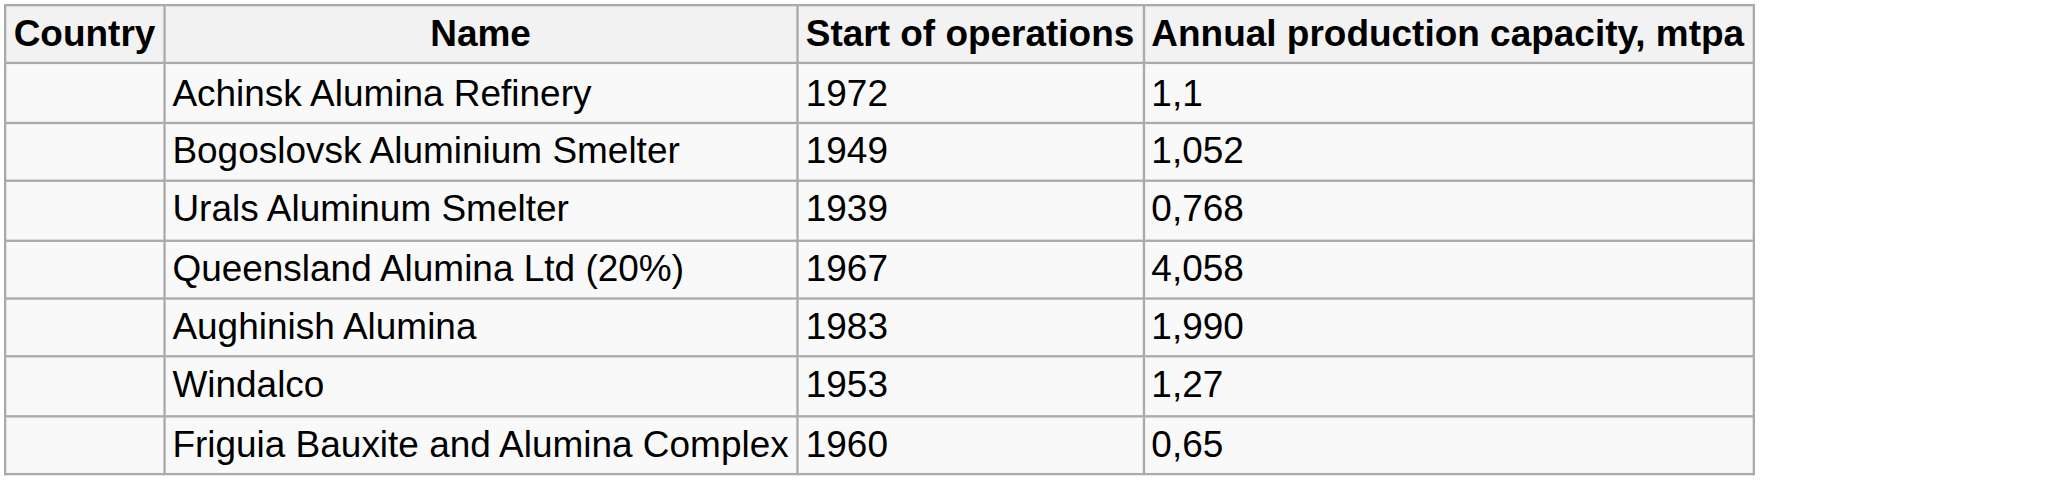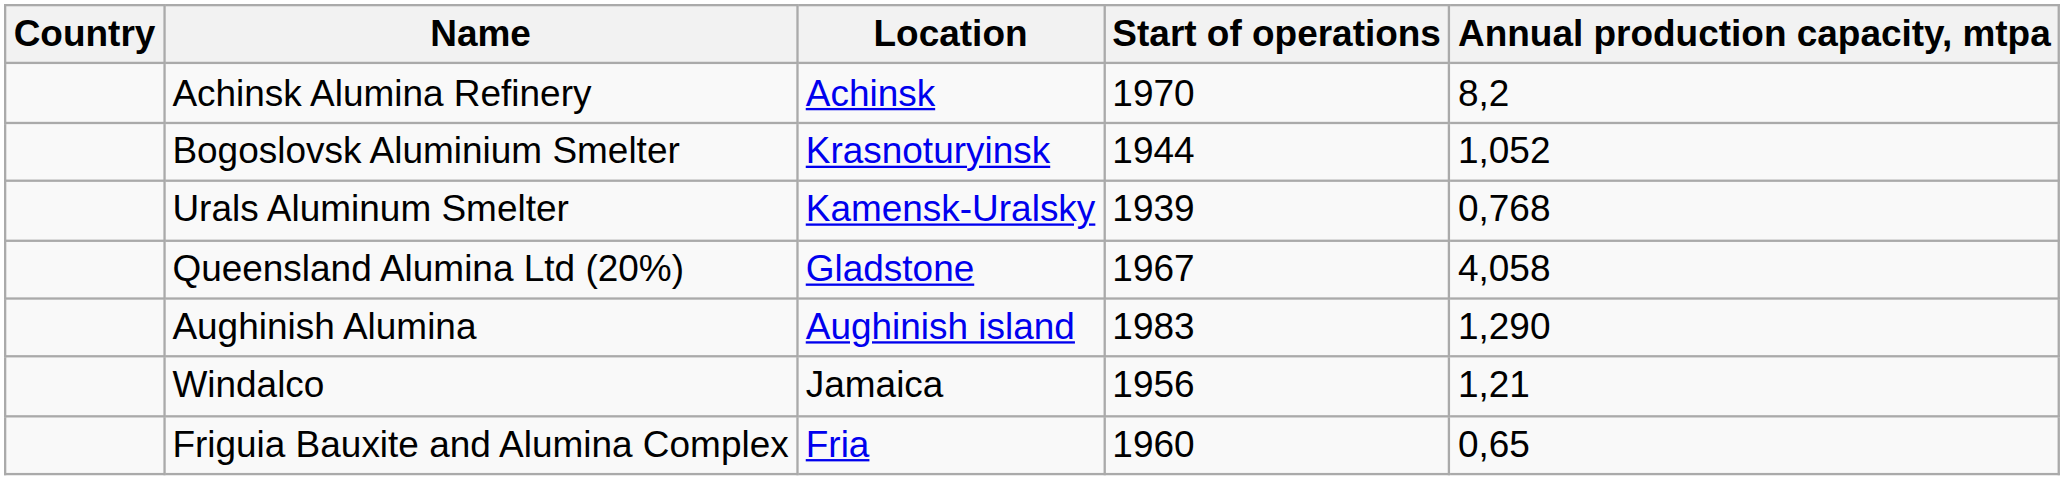+ column: (951, 33)
(847, 92) 1972 -> (1153, 92) 1970
(1177, 92) 1,1 -> (1484, 92) 8,2
(847, 151) 1949 -> (1153, 151) 1944
(1198, 326) 1,990 -> (1504, 326) 1,290
(847, 385) 1953 -> (1153, 385) 1956
(1187, 385) 1,27 -> (1494, 385) 1,21
